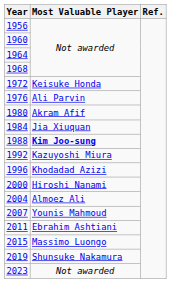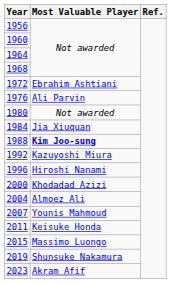(67, 84) Keisuke Honda -> (75, 84) Ebrahim Ashtiani
(59, 112) Akram Afif -> (85, 112) Not awarded
(69, 170) Khodadad Azizi -> (69, 170) Hiroshi Nanami
(69, 184) Hiroshi Nanami -> (69, 184) Khodadad Azizi
(75, 228) Ebrahim Ashtiani -> (67, 228) Keisuke Honda
(85, 271) Not awarded -> (59, 271) Akram Afif
